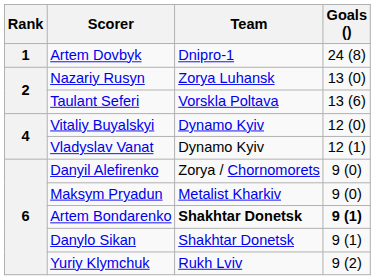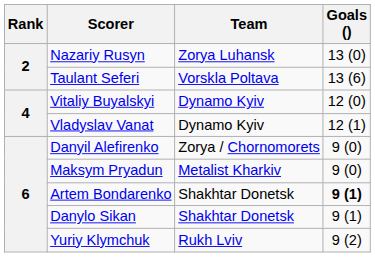- row: (96, 55)
(240, 217) bold -> (236, 194) normal
